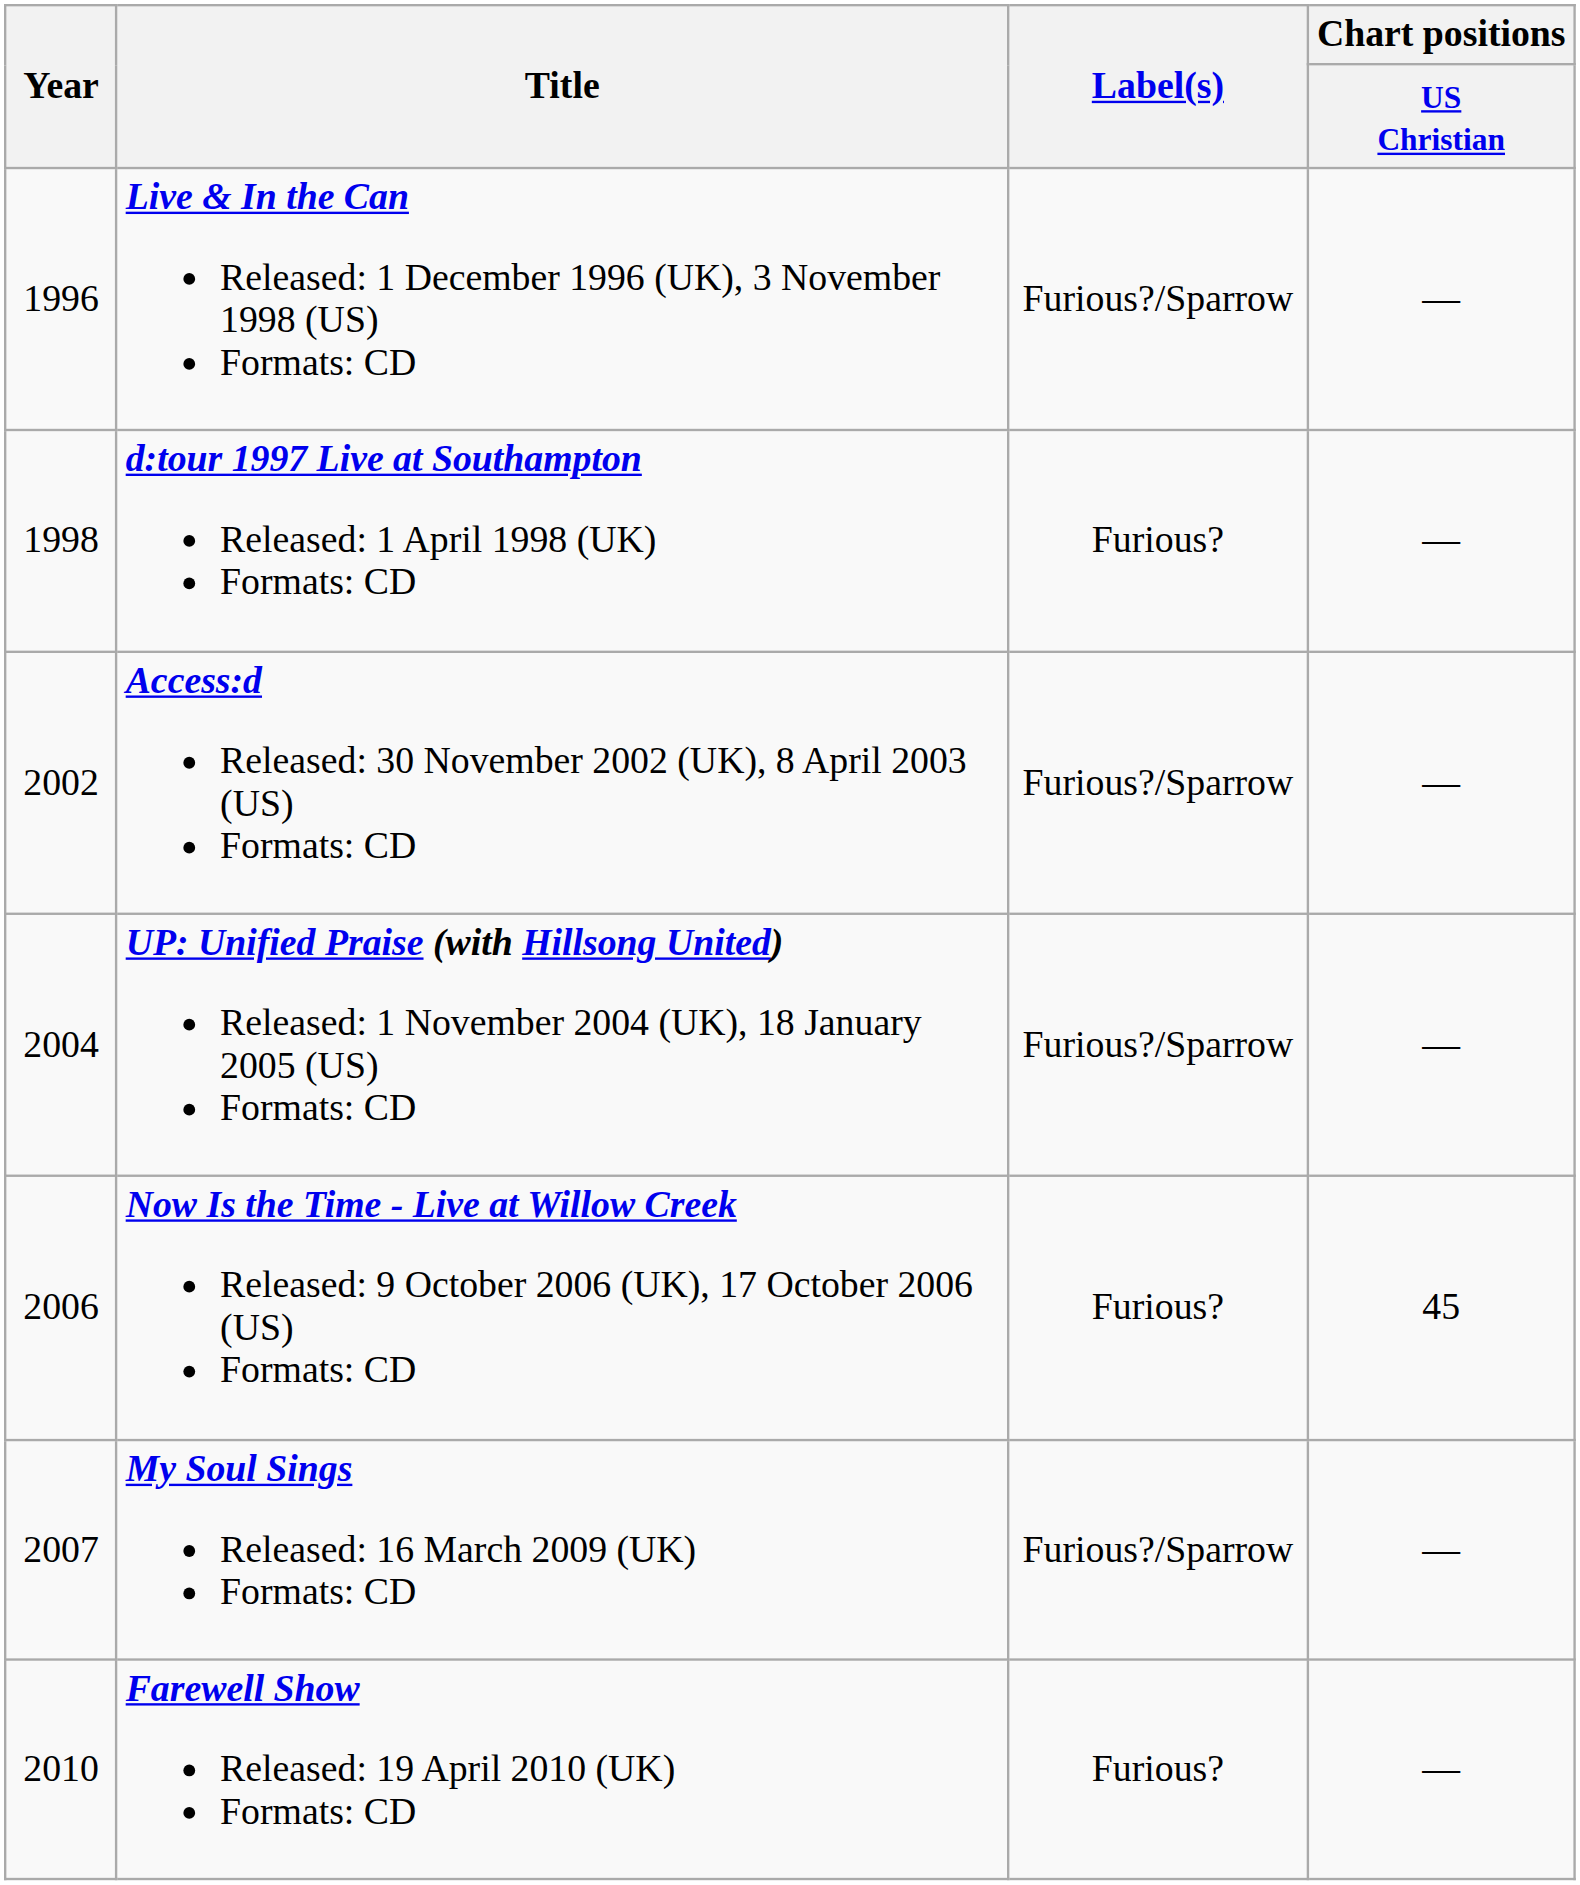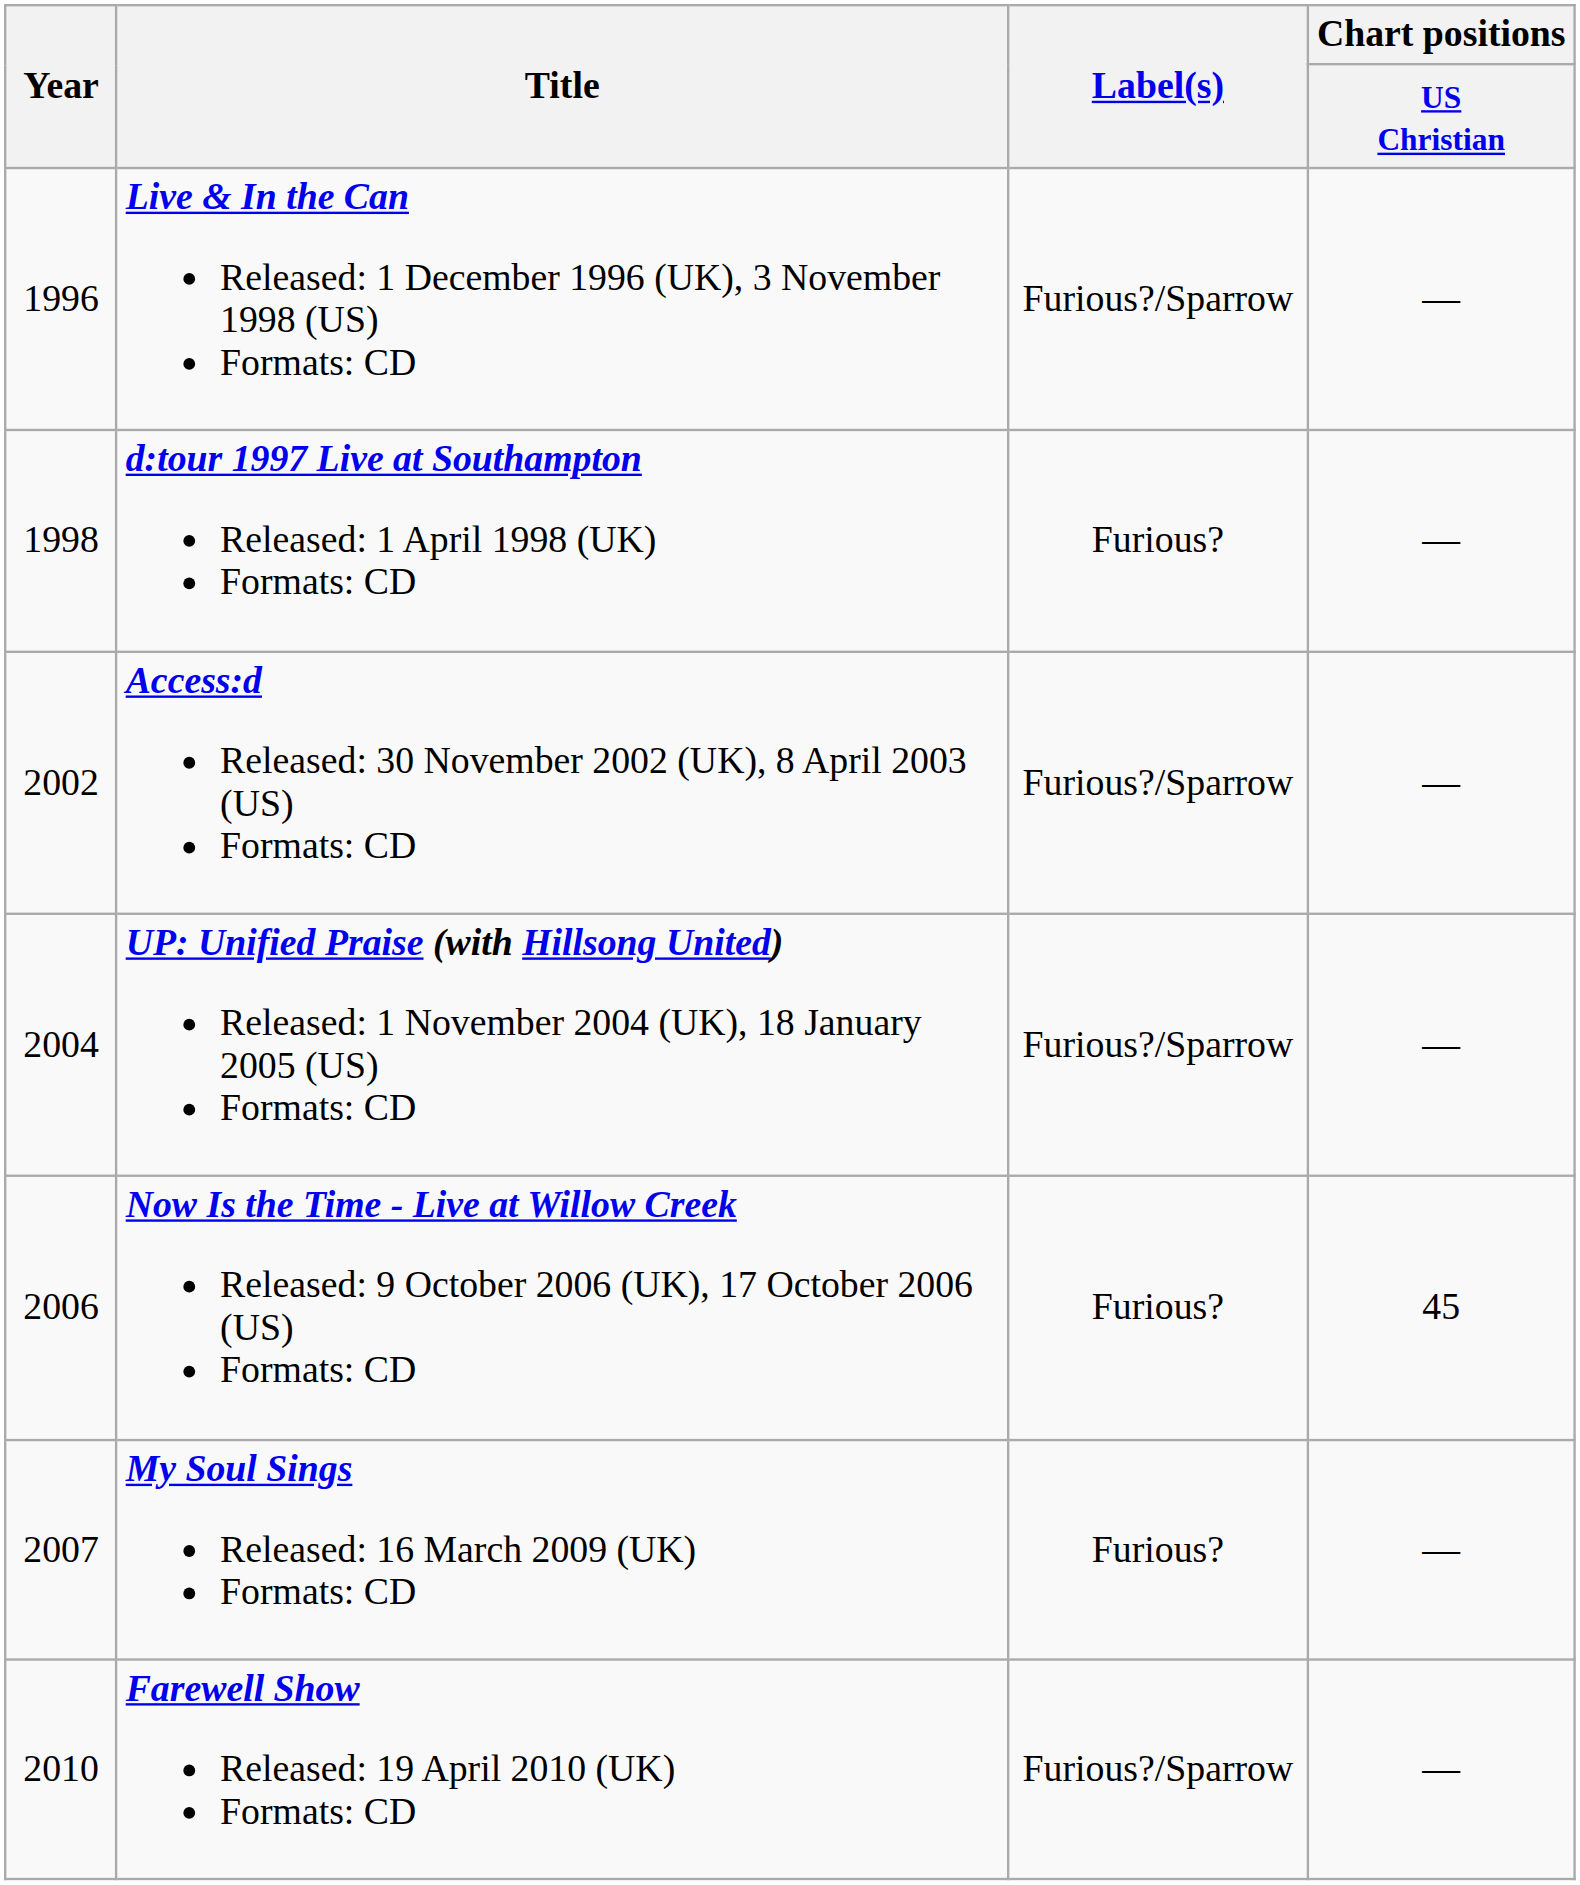(1158, 1548) Furious?/Sparrow -> (1158, 1548) Furious?
(1158, 1769) Furious? -> (1158, 1769) Furious?/Sparrow
